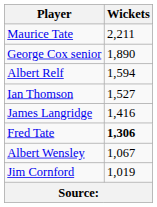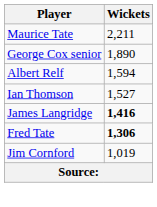(121, 113) normal -> (121, 113) bold
- row: (46, 152)
